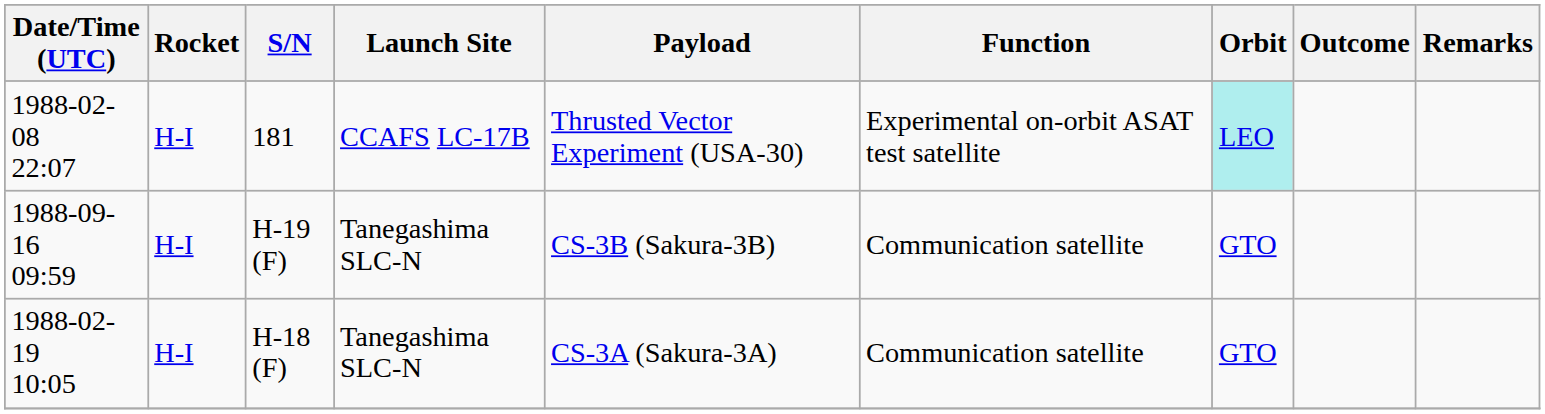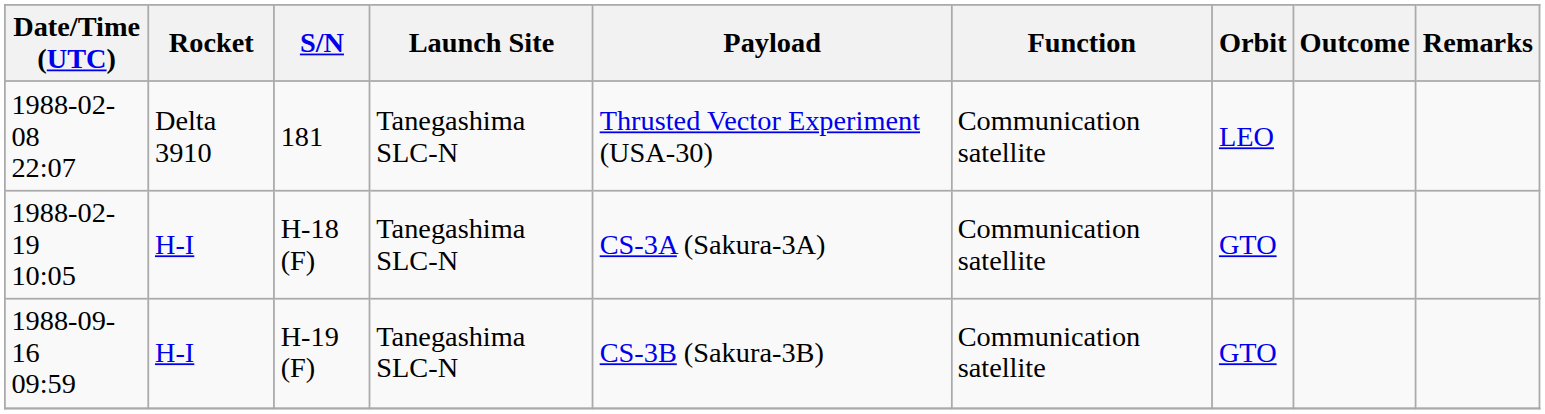(174, 135) H-I -> (186, 135) Delta 3910
(435, 135) CCAFS LC-17B -> (451, 135) Tanegashima SLC-N
(1030, 135) Experimental on-orbit ASAT test satellite -> (1049, 135) Communication satellite
(1246, 135) paleturquoise background -> (1246, 135) no background
rows swapped: (281, 352) <-> (281, 244)
